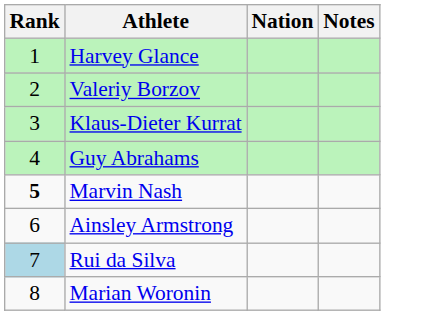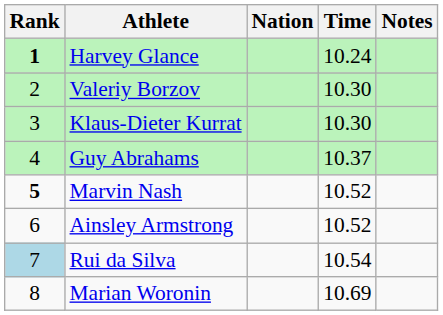+ column: (347, 21)
(35, 55) normal -> (35, 55) bold
